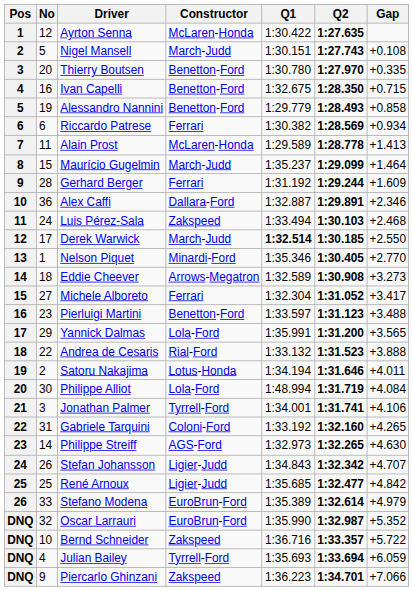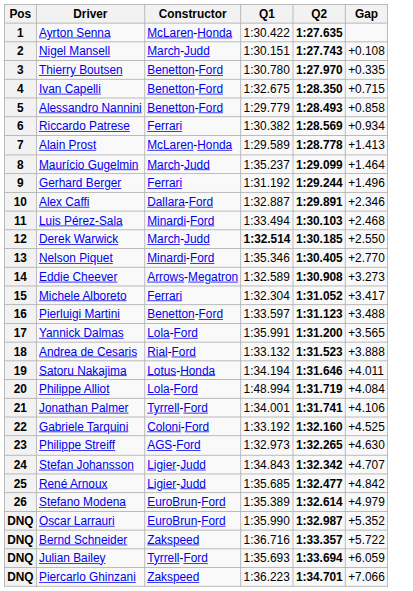- column: (47, 14)
(388, 183) +1.609 -> (366, 183) +1.496
(195, 220) Zakspeed -> (181, 220) Minardi-Ford
(388, 427) +4.265 -> (366, 427) +4.525
